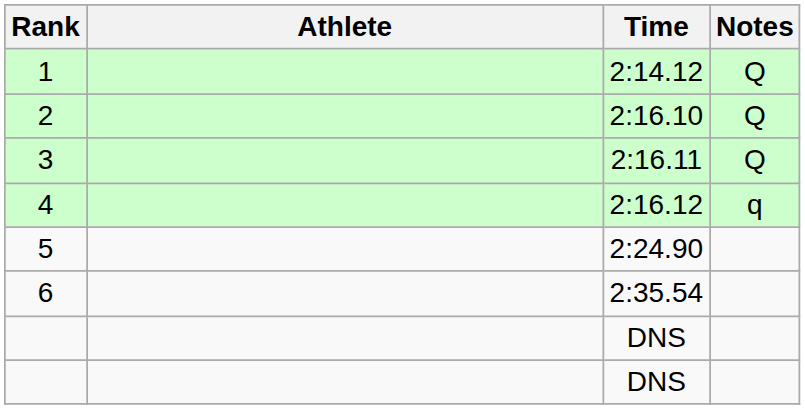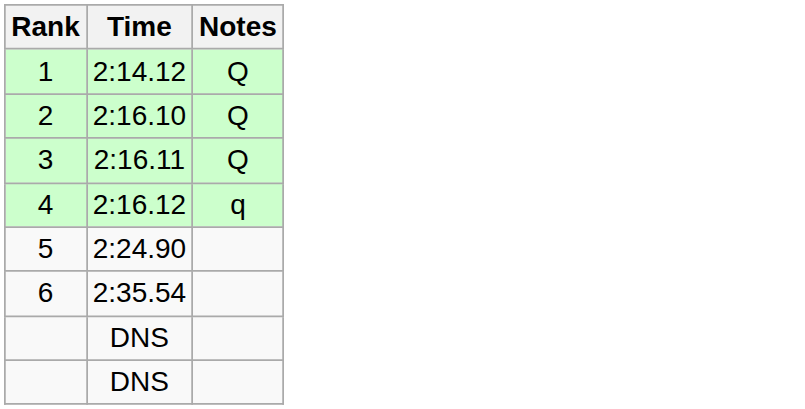- column: (345, 26)
